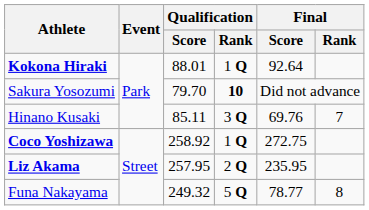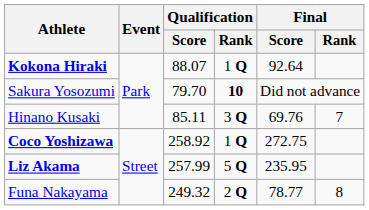(189, 66) 88.01 -> (189, 66) 88.07
(189, 167) 257.95 -> (189, 167) 257.99
(236, 167) 2 Q -> (236, 167) 5 Q
(236, 192) 5 Q -> (236, 192) 2 Q
